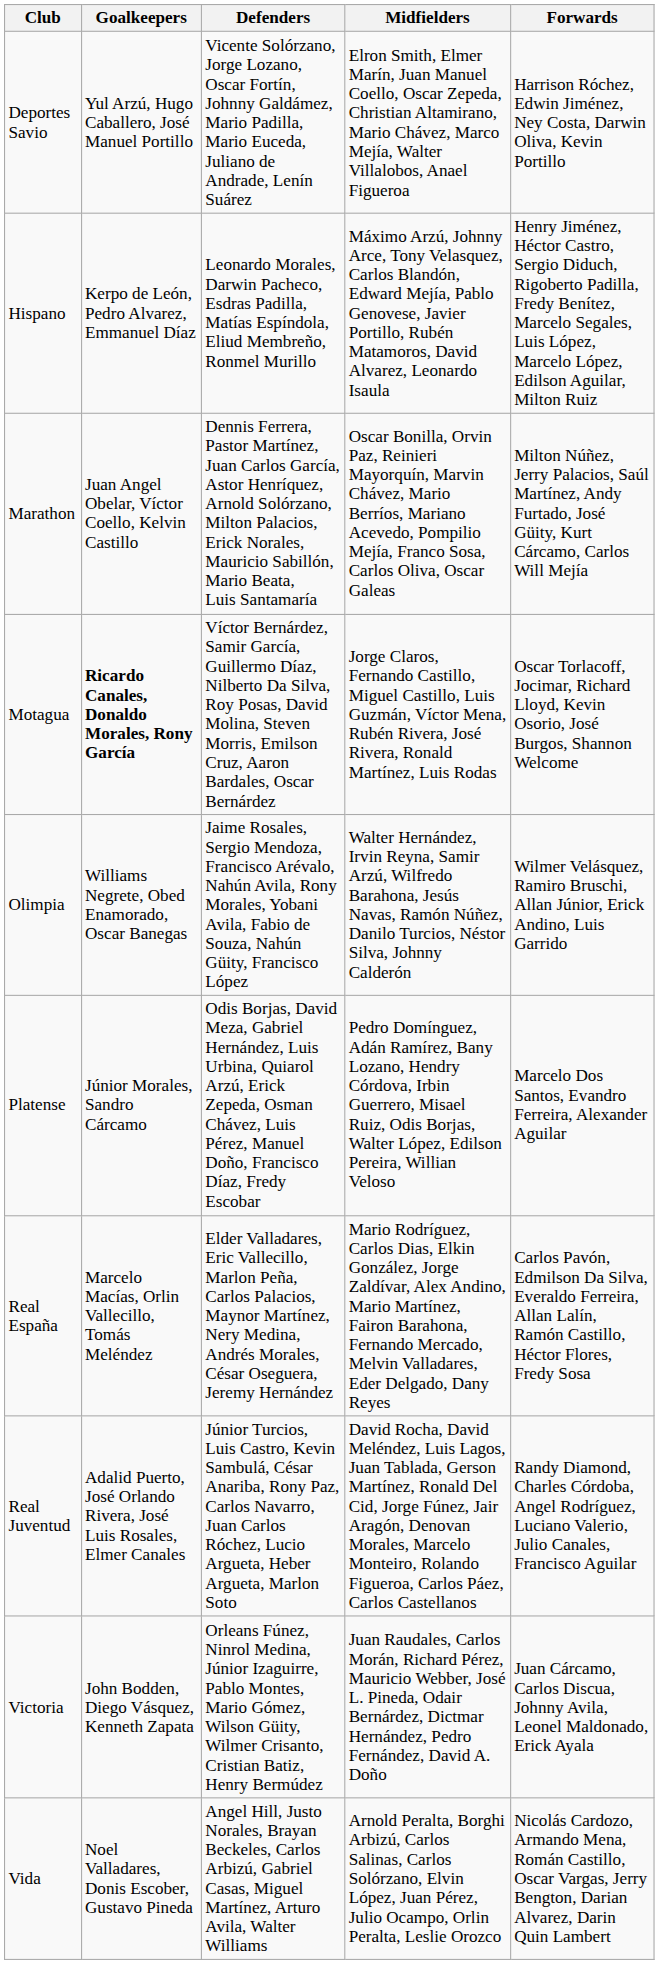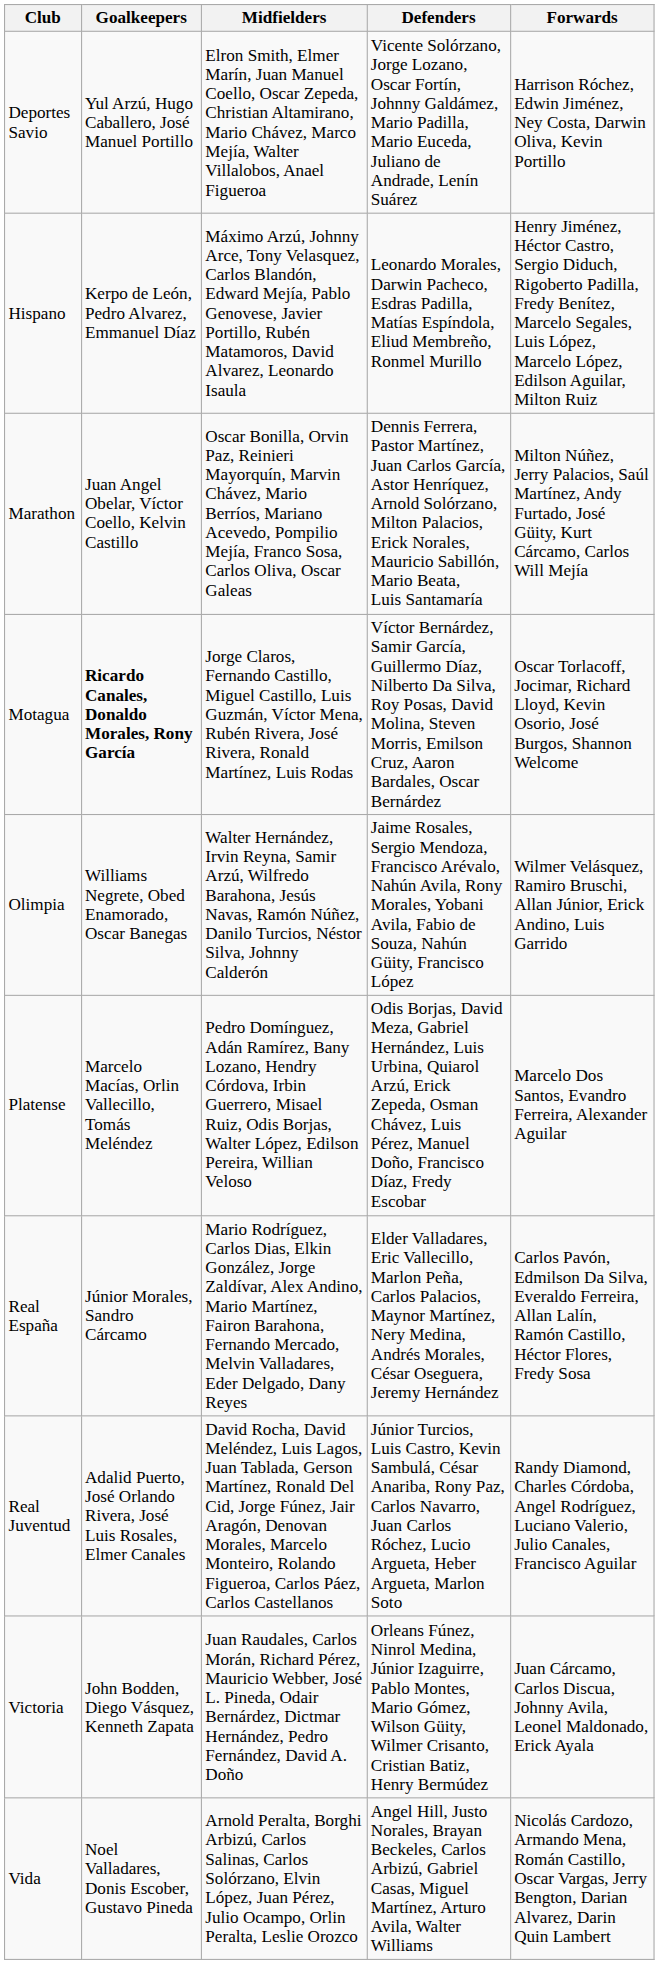columns swapped: (273, 18) <-> (427, 18)
(139, 1105) Júnior Morales, Sandro Cárcamo -> (132, 1105) Marcelo Macías, Orlin Vallecillo, Tomás Meléndez
(132, 1315) Marcelo Macías, Orlin Vallecillo, Tomás Meléndez -> (139, 1315) Júnior Morales, Sandro Cárcamo
